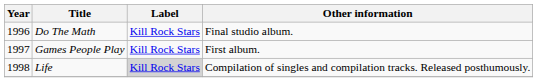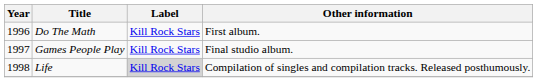(249, 31) Final studio album. -> (233, 31) First album.
(233, 49) First album. -> (249, 49) Final studio album.
